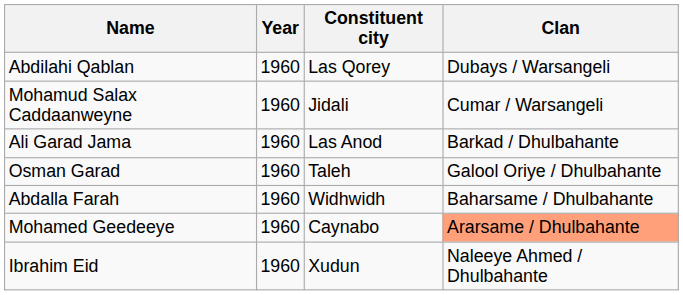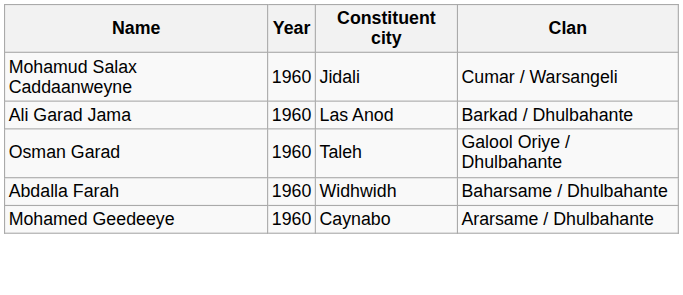- row: (71, 66)
(543, 227) lightsalmon background -> (558, 219) no background
- row: (54, 265)
